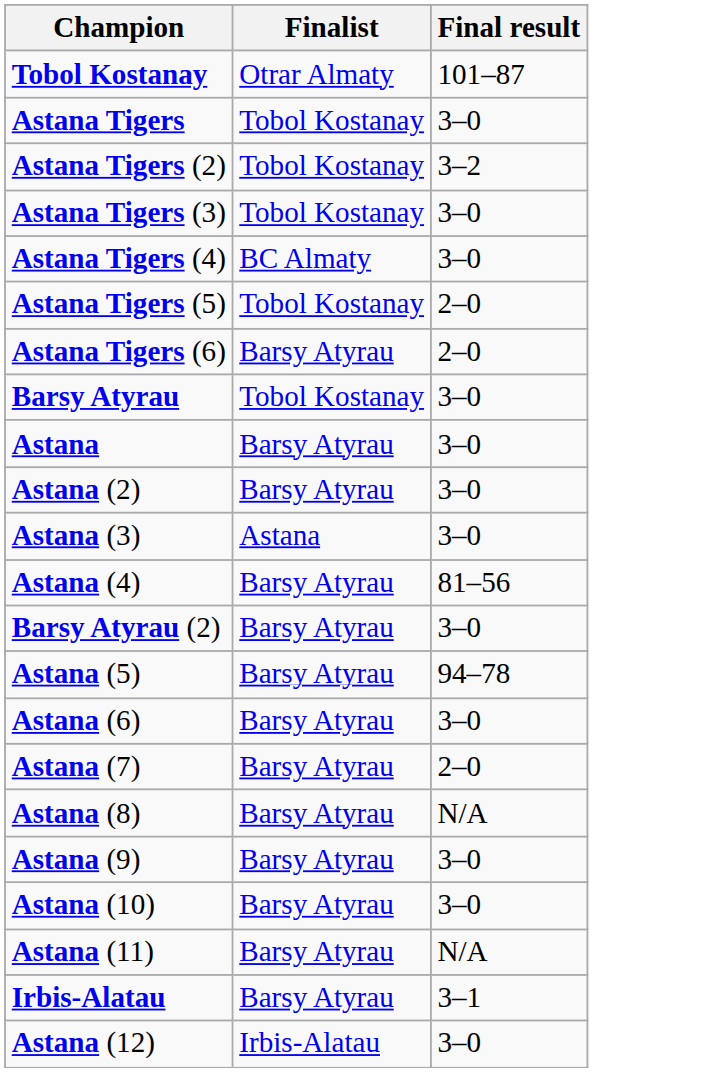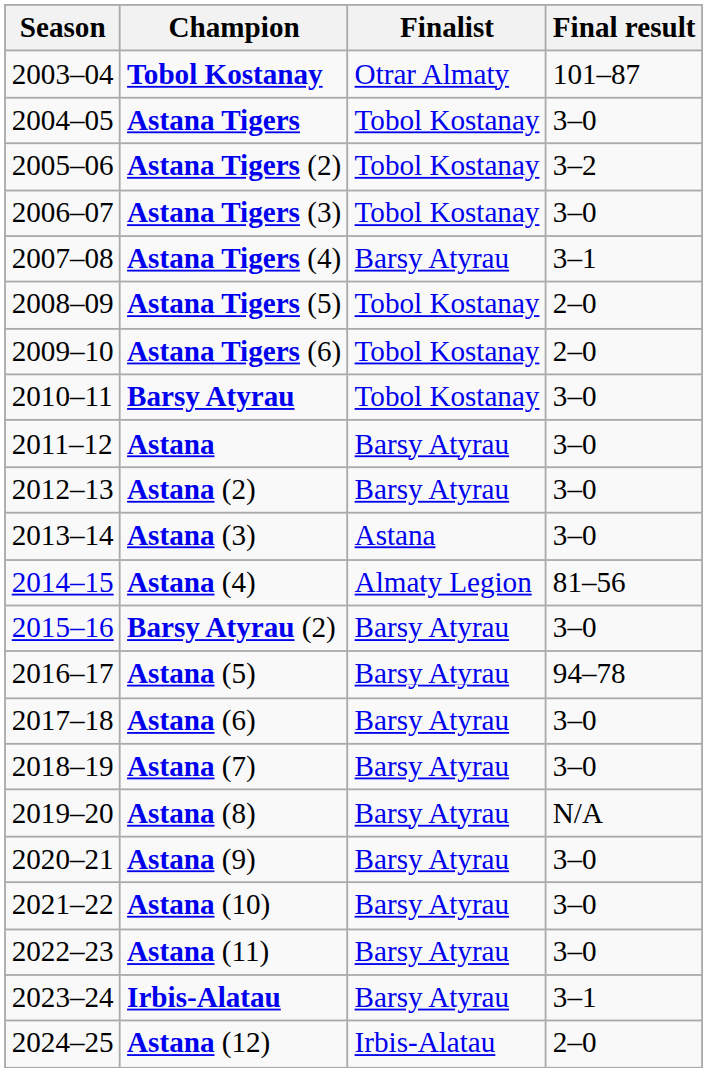+ column: (63, 27)
(305, 258) BC Almaty -> (432, 258) Barsy Atyrau
(459, 258) 3–0 -> (575, 258) 3–1
(317, 350) Barsy Atyrau -> (447, 350) Tobol Kostanay
(317, 581) Barsy Atyrau -> (443, 581) Almaty Legion
(459, 766) 2–0 -> (575, 766) 3–0
(463, 951) N/A -> (575, 951) 3–0
(459, 1043) 3–0 -> (575, 1043) 2–0
